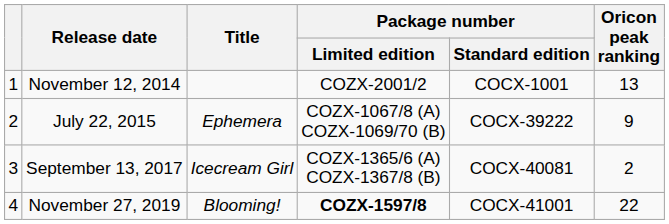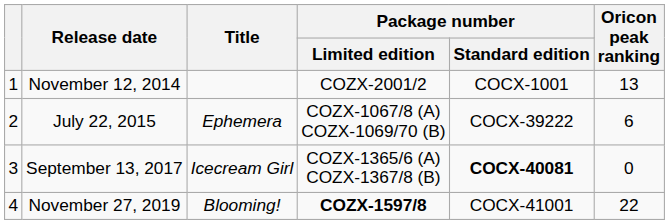(629, 121) 9 -> (629, 121) 6
(522, 168) normal -> (522, 168) bold
(629, 168) 2 -> (629, 168) 0
